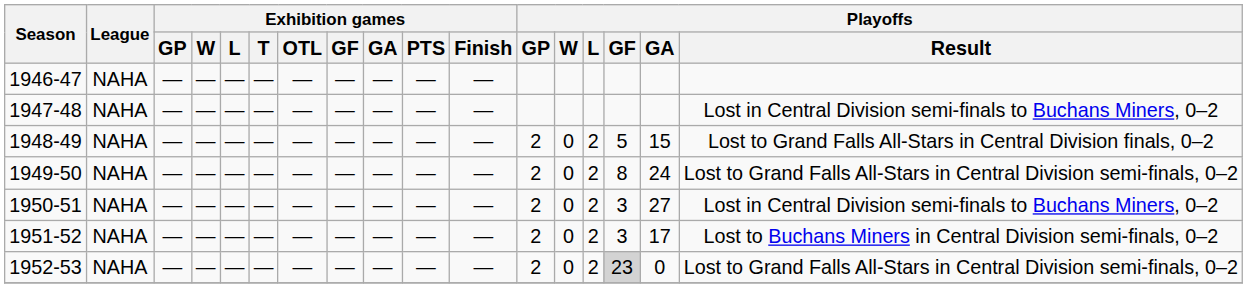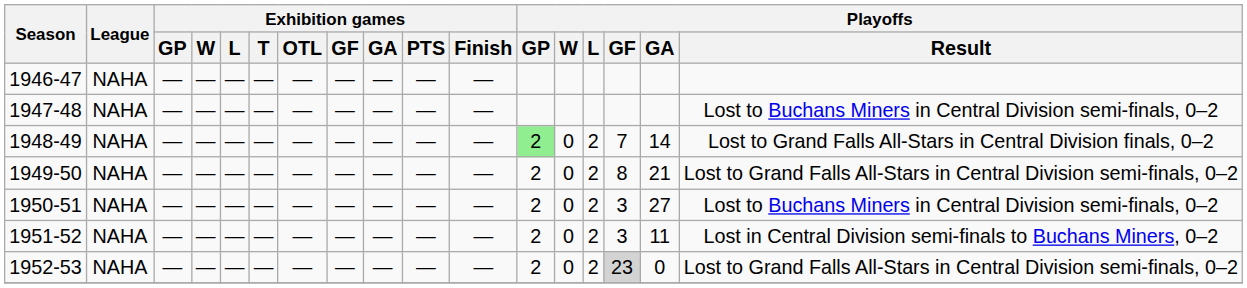(961, 111) Lost in Central Division semi-finals to Buchans Miners, 0–2 -> (961, 111) Lost to Buchans Miners in Central Division semi-finals, 0–2
(536, 142) no background -> (536, 142) lightgreen background
(622, 142) 5 -> (622, 142) 7
(660, 142) 15 -> (660, 142) 14
(660, 173) 24 -> (660, 173) 21
(961, 204) Lost in Central Division semi-finals to Buchans Miners, 0–2 -> (961, 204) Lost to Buchans Miners in Central Division semi-finals, 0–2
(660, 236) 17 -> (660, 236) 11
(961, 236) Lost to Buchans Miners in Central Division semi-finals, 0–2 -> (961, 236) Lost in Central Division semi-finals to Buchans Miners, 0–2
